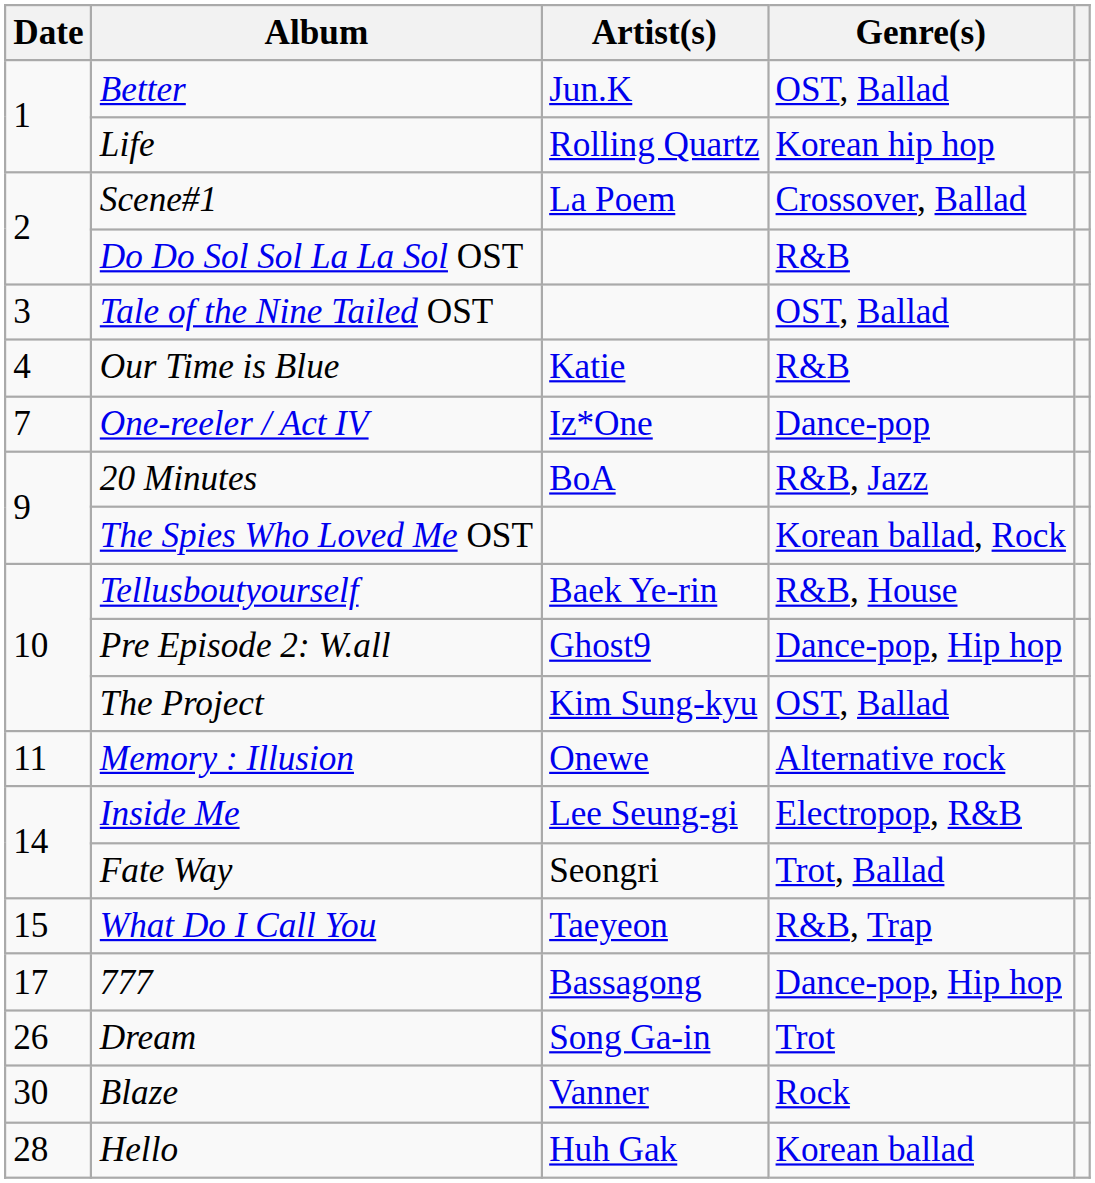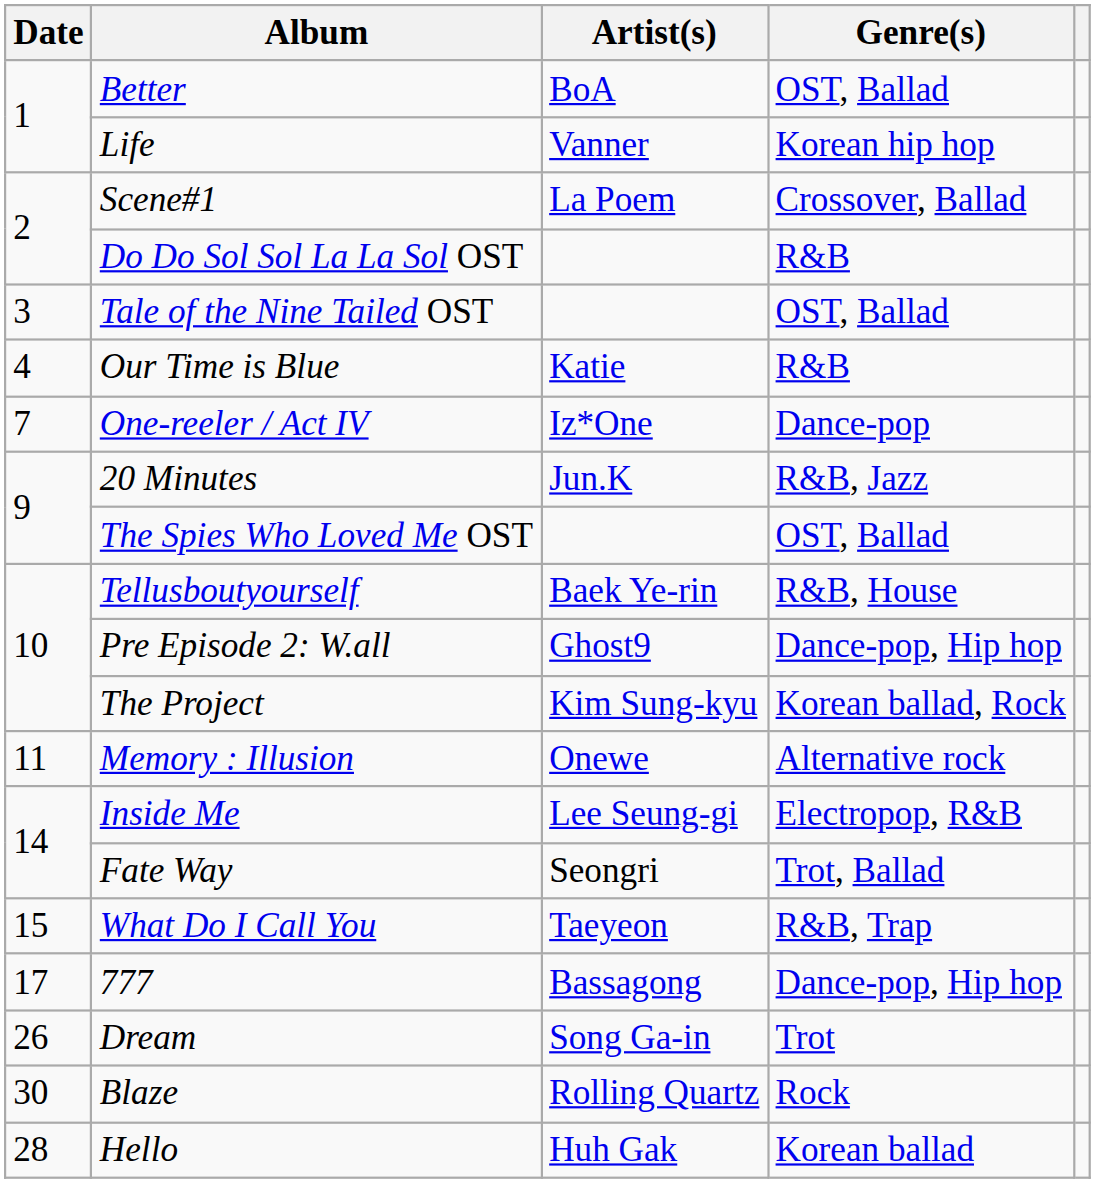(591, 88) Jun.K -> (582, 88) BoA
(654, 144) Rolling Quartz -> (599, 144) Vanner
(582, 479) BoA -> (591, 479) Jun.K
(921, 534) Korean ballad, Rock -> (862, 534) OST, Ballad
(862, 702) OST, Ballad -> (921, 702) Korean ballad, Rock
(599, 1093) Vanner -> (654, 1093) Rolling Quartz
